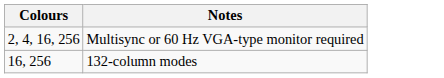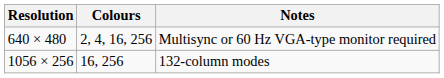+ column: (41, 15)
